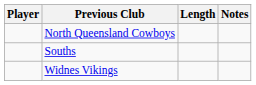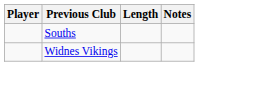- row: (110, 33)
